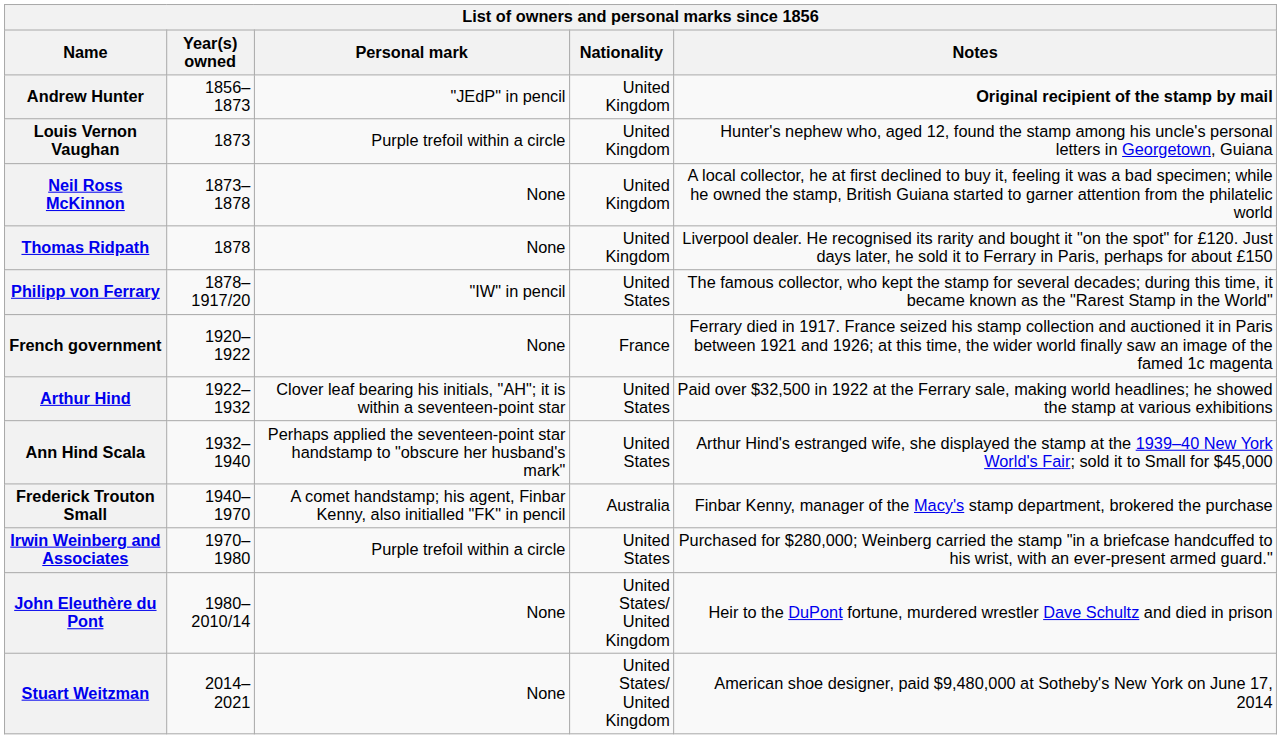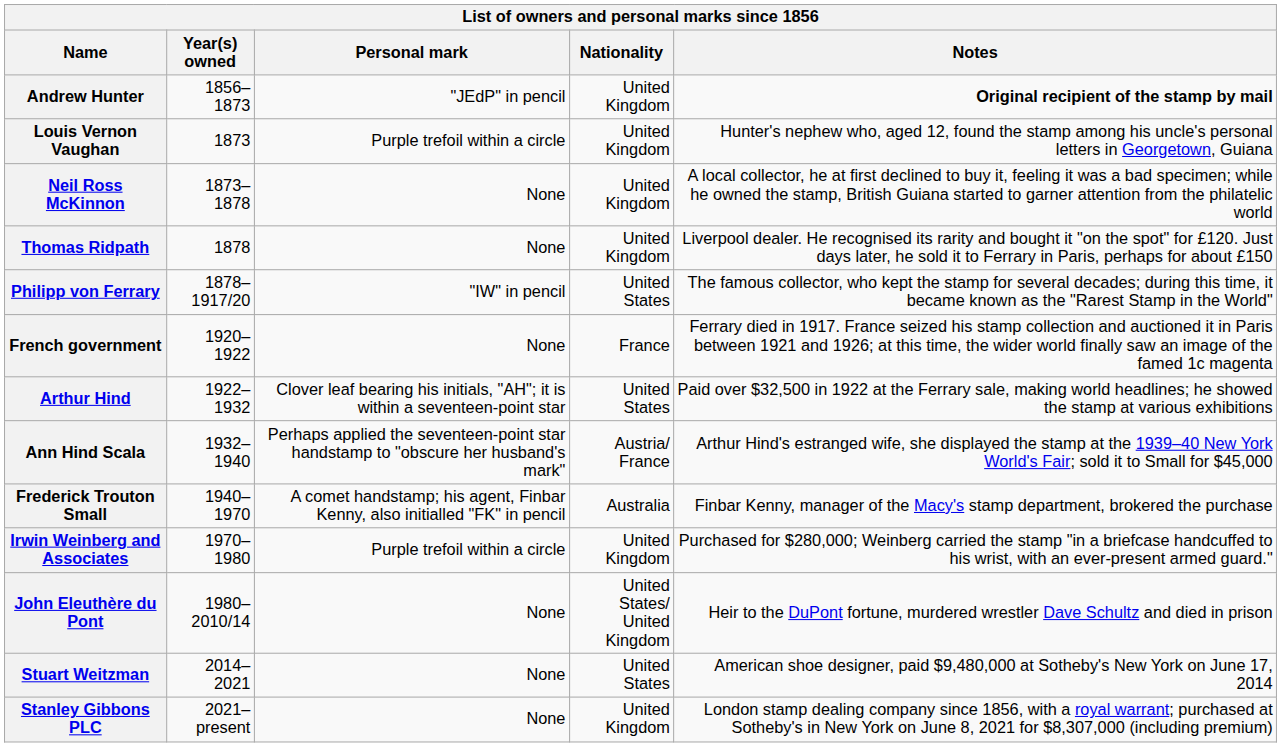(646, 452) United States -> (642, 452) Austria/ France
(646, 550) United States -> (638, 550) United Kingdom
(638, 693) United States/ United Kingdom -> (646, 675) United States
+ row: (85, 719)
